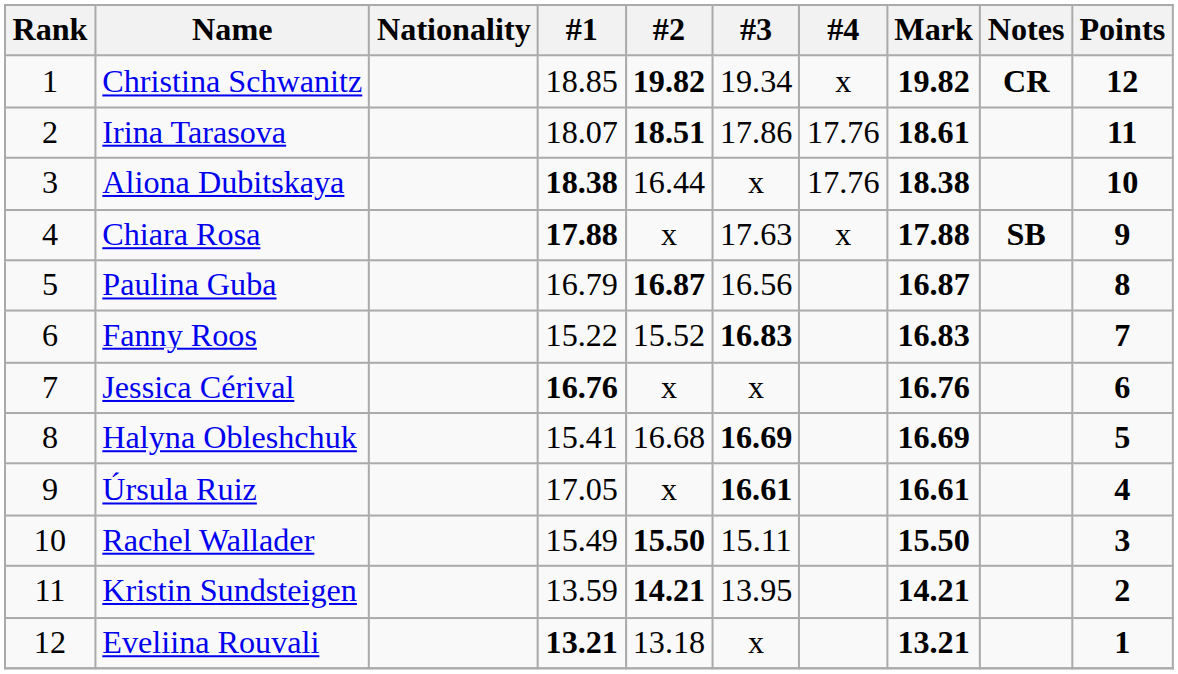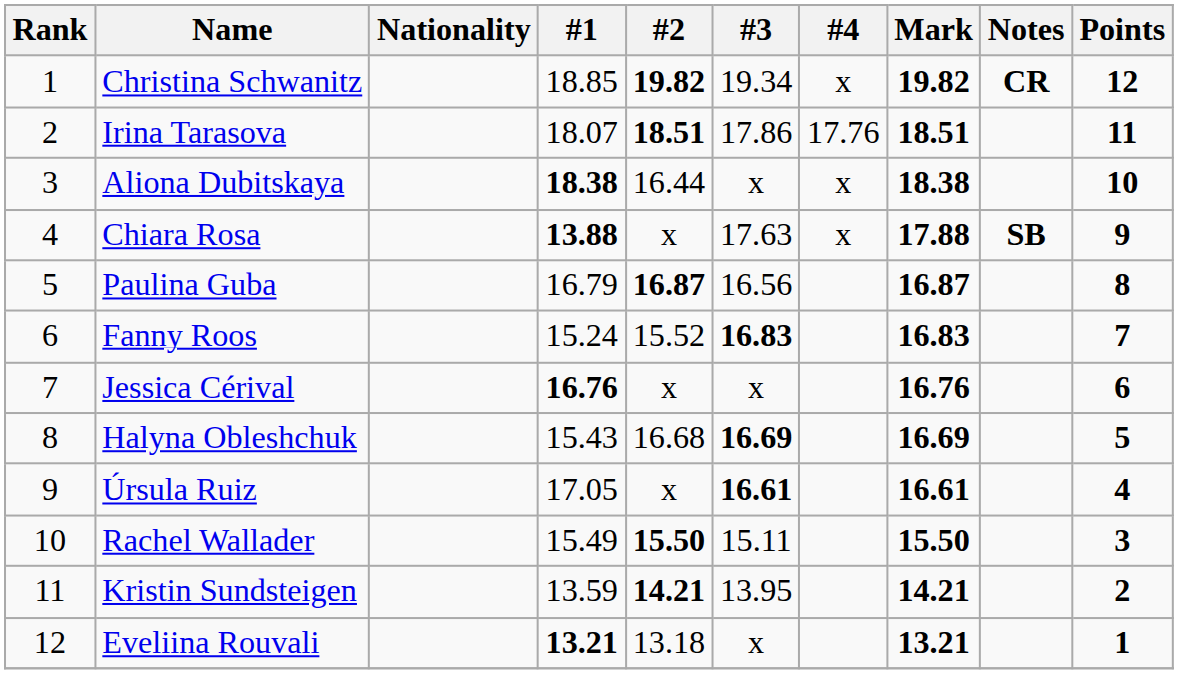(934, 132) 18.61 -> (934, 132) 18.51
(843, 183) 17.76 -> (843, 183) x
(582, 234) 17.88 -> (582, 234) 13.88
(582, 336) 15.22 -> (582, 336) 15.24
(582, 438) 15.41 -> (582, 438) 15.43
